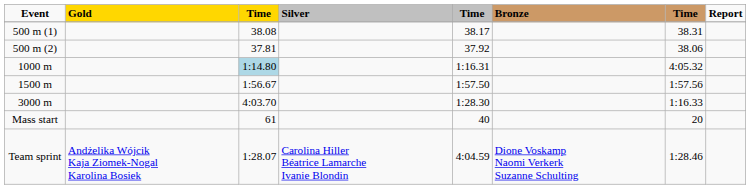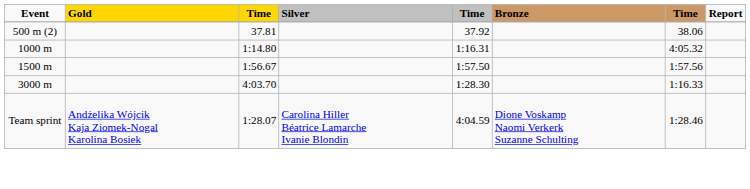- row: (35, 31)
(259, 66) lightblue background -> (259, 48) no background
- row: (35, 119)
